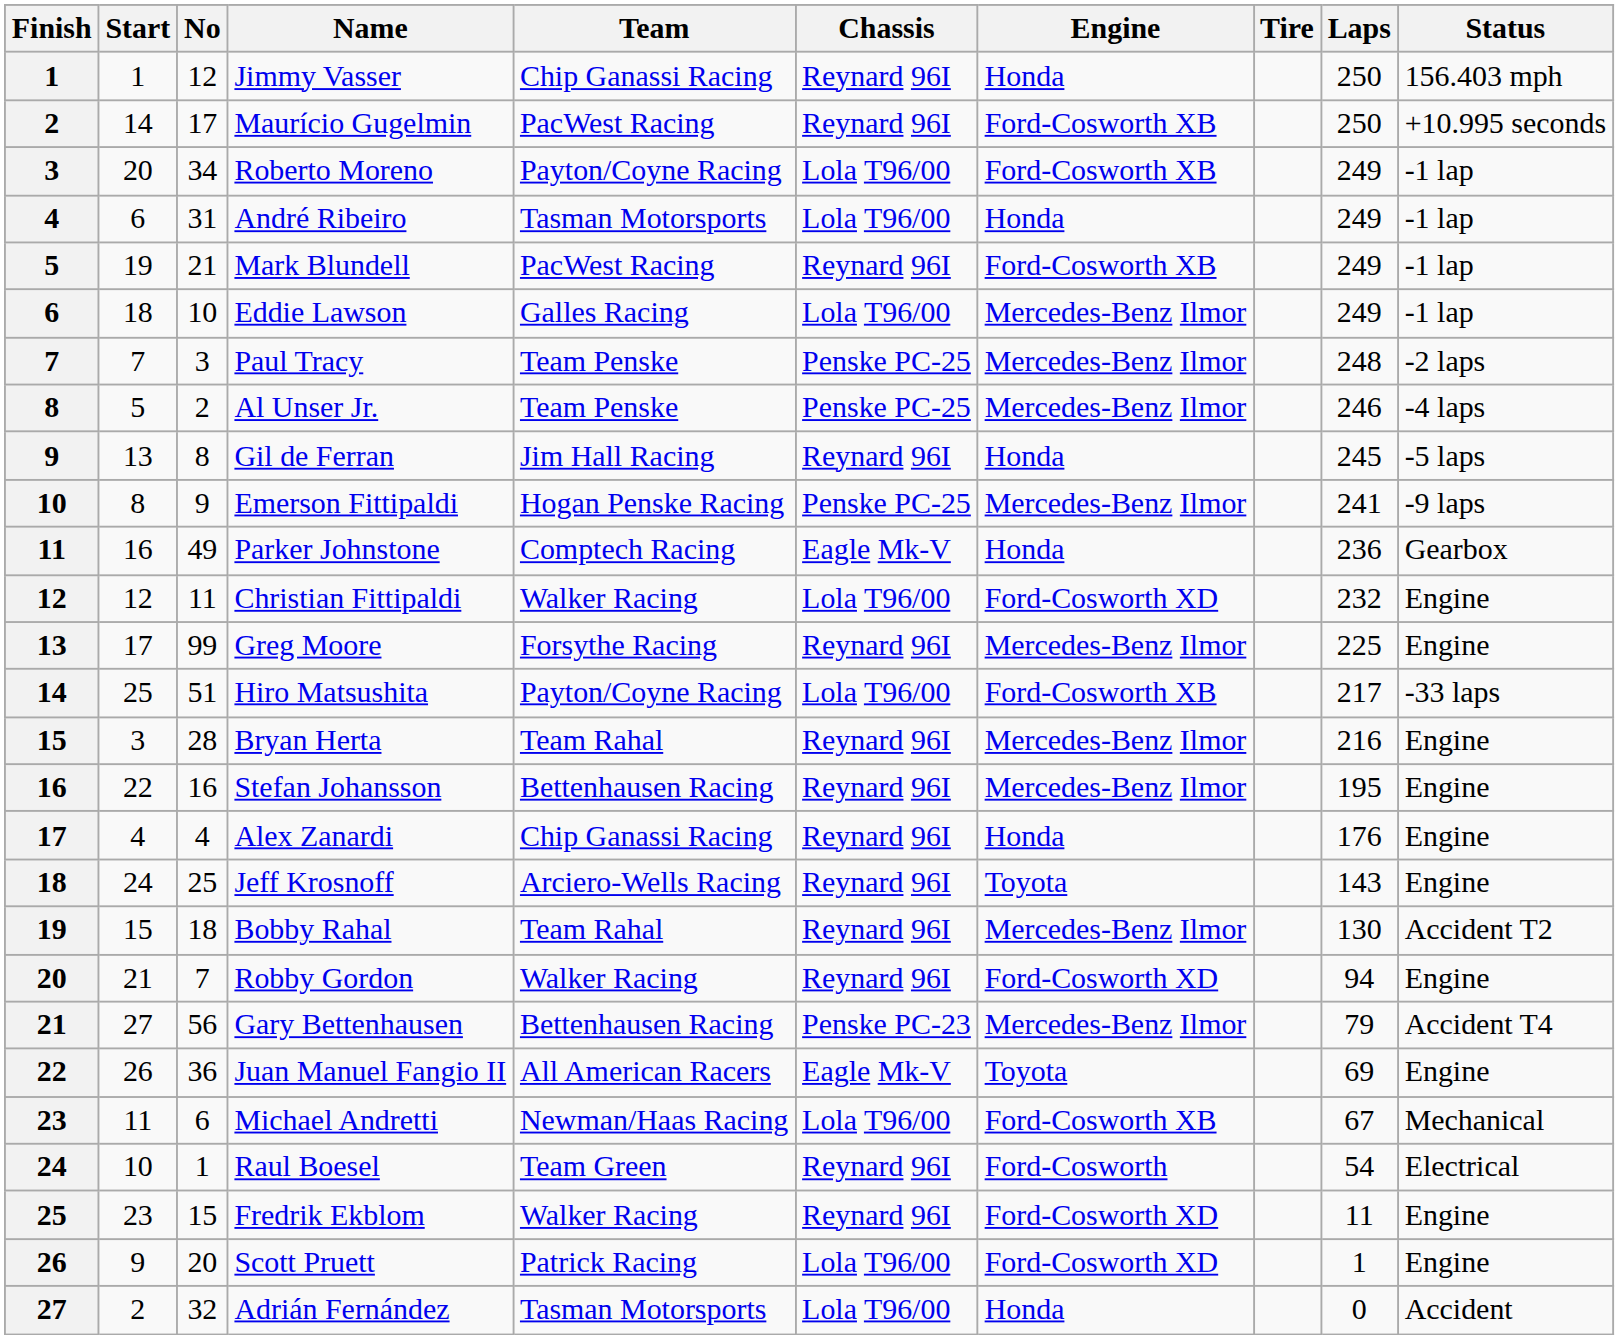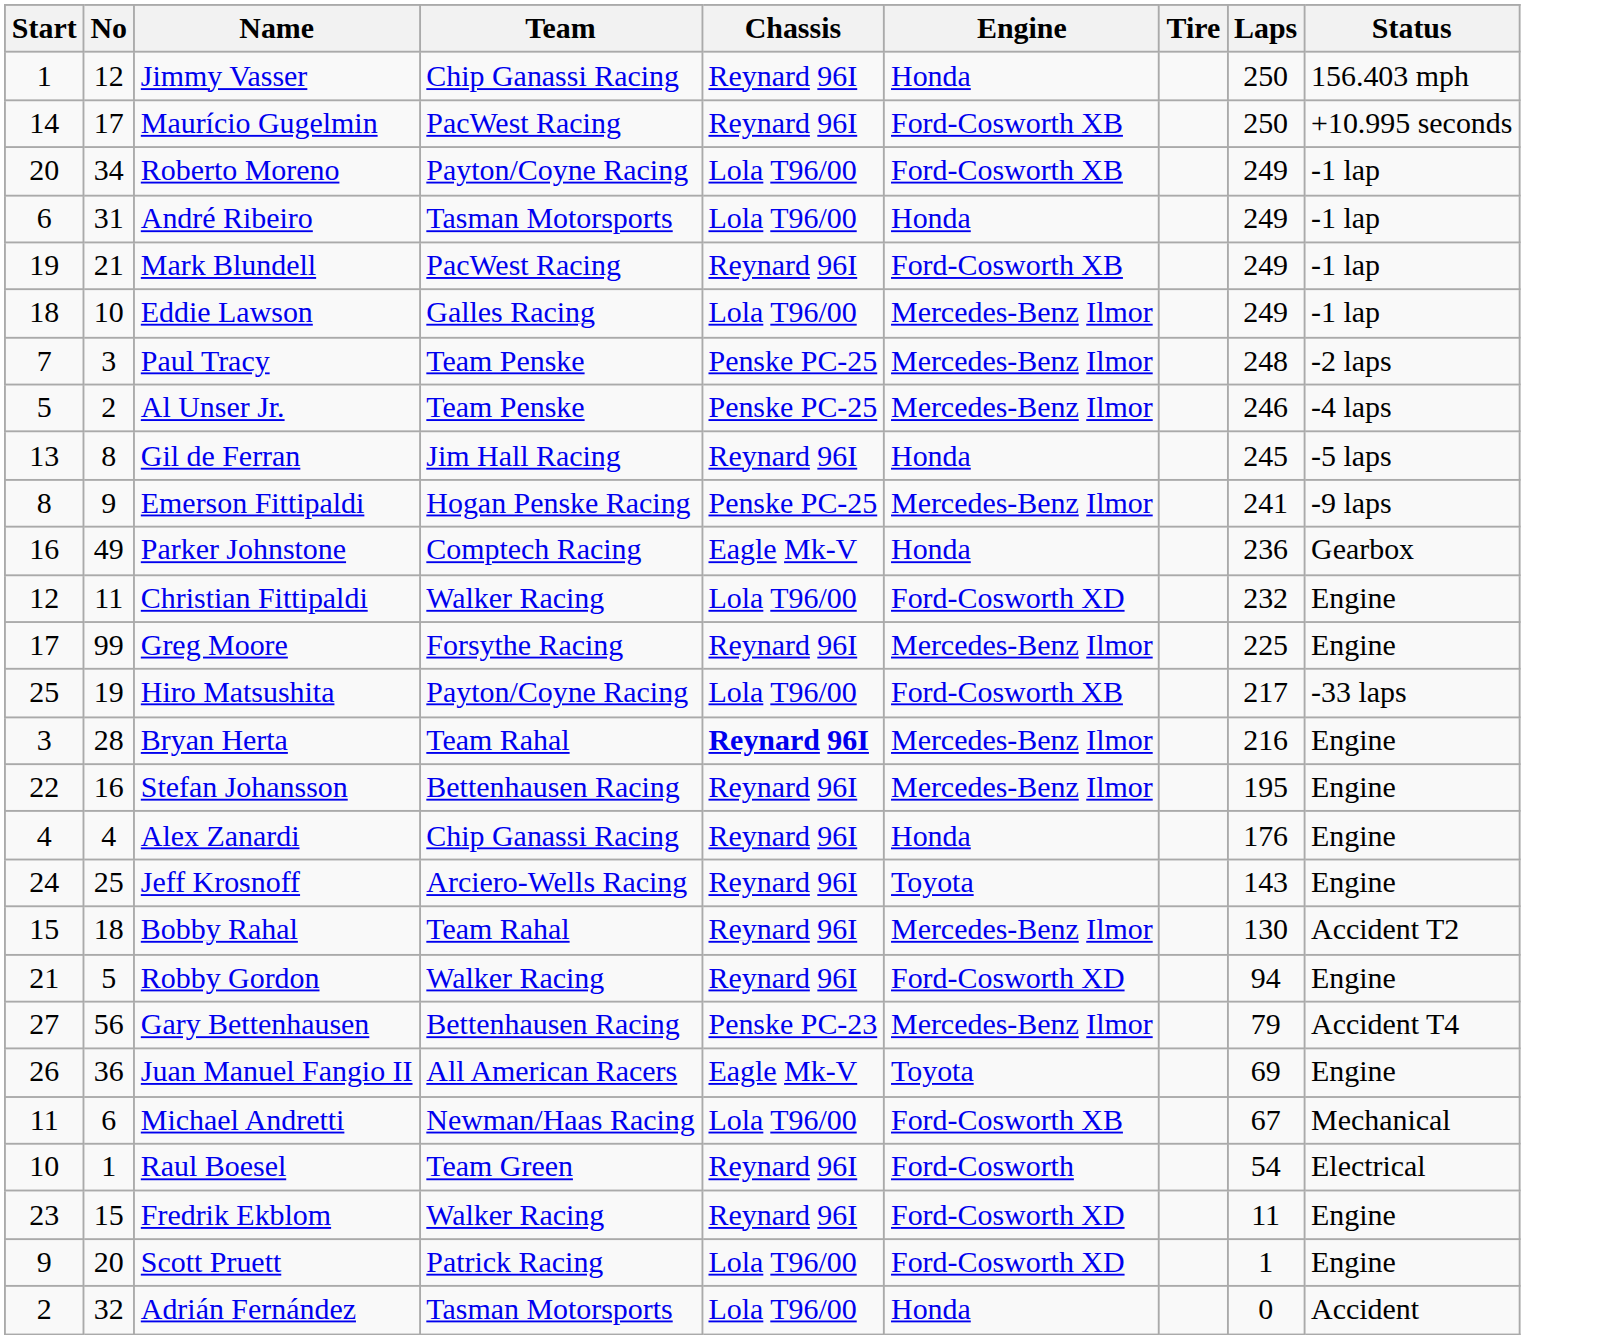- column: (52, 28)
(202, 692) 51 -> (109, 692) 19
(876, 739) normal -> (789, 739) bold
(202, 977) 7 -> (109, 977) 5
